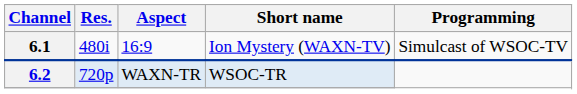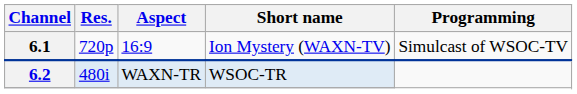(94, 45) 480i -> (96, 45) 720p
(96, 74) 720p -> (94, 74) 480i
